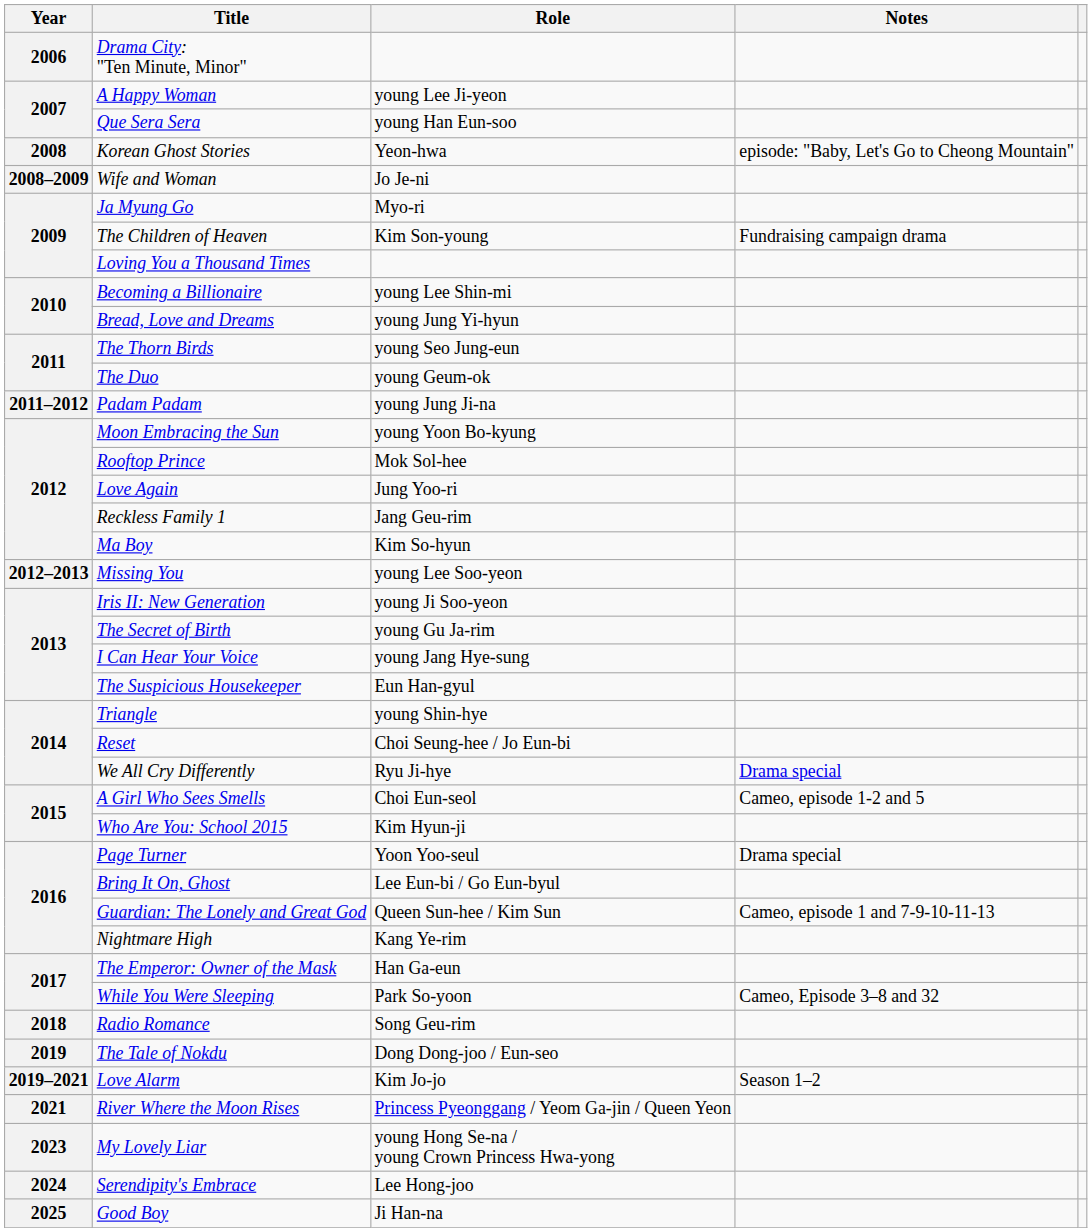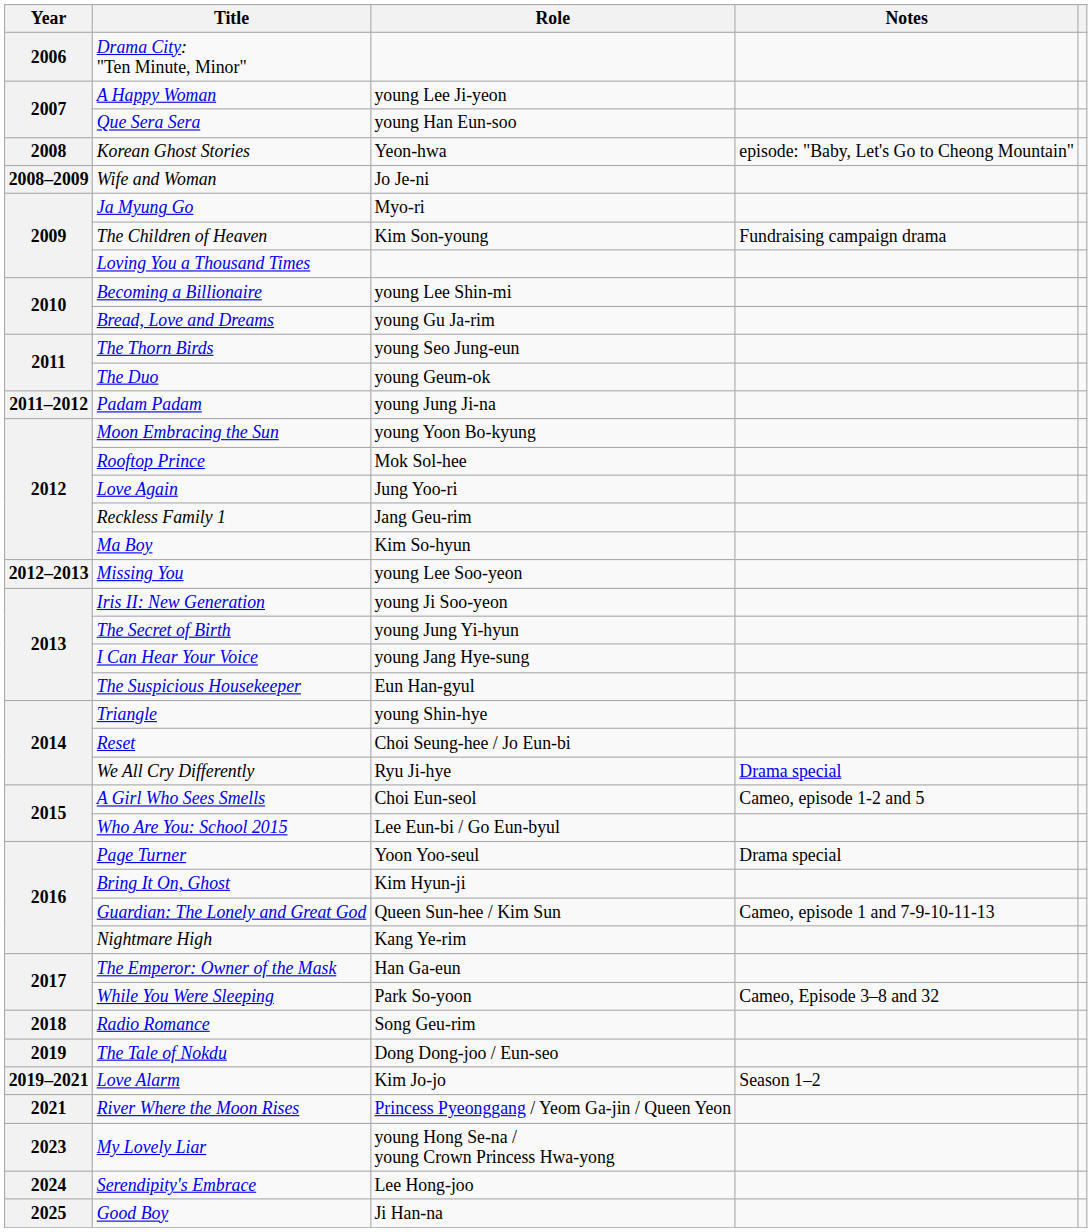(447, 320) young Jung Yi-hyun -> (435, 320) young Gu Ja-rim
(435, 630) young Gu Ja-rim -> (447, 630) young Jung Yi-hyun
(420, 827) Kim Hyun-ji -> (467, 827) Lee Eun-bi / Go Eun-byul
(467, 883) Lee Eun-bi / Go Eun-byul -> (420, 883) Kim Hyun-ji
